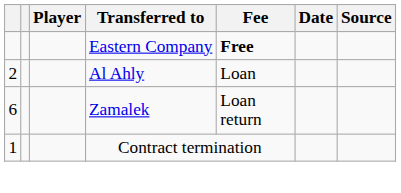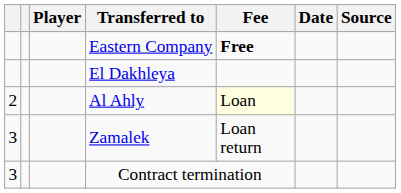+ row: (132, 73)
(238, 73) no background -> (238, 100) lightyellow background
(13, 110) 6 -> (13, 137) 3
(13, 147) 1 -> (13, 174) 3
